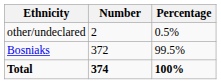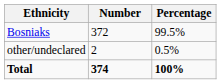rows swapped: (28, 50) <-> (46, 32)
